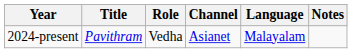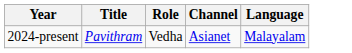- column: (328, 15)
